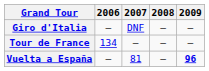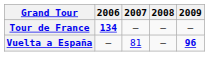- row: (49, 28)
(108, 43) normal -> (108, 28) bold
